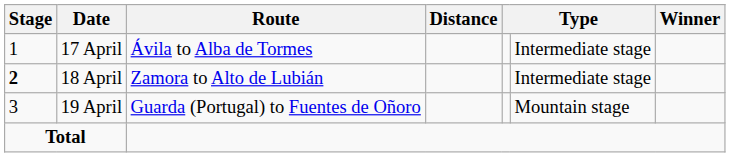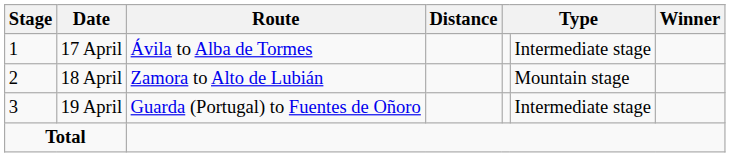(13, 78) bold -> (13, 78) normal
(583, 78) Intermediate stage -> (572, 78) Mountain stage
(572, 107) Mountain stage -> (583, 107) Intermediate stage
